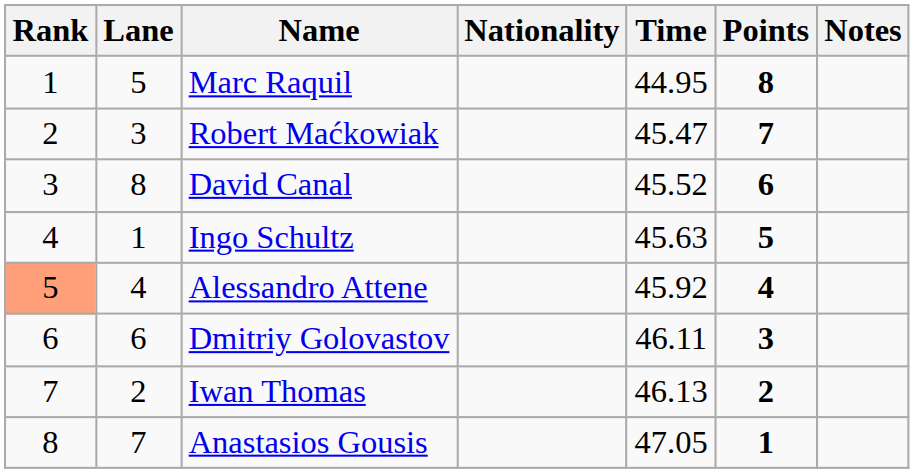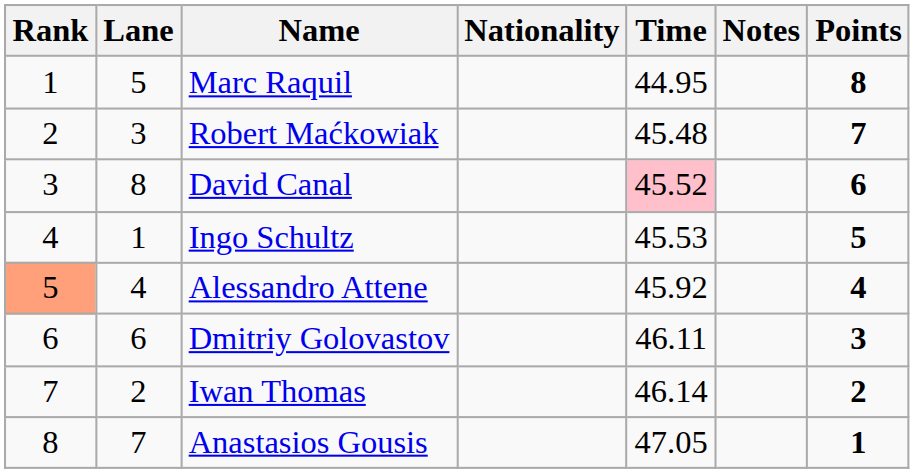columns swapped: (863, 30) <-> (766, 30)
(671, 133) 45.47 -> (671, 133) 45.48
(671, 184) no background -> (671, 184) pink background
(671, 236) 45.63 -> (671, 236) 45.53
(671, 390) 46.13 -> (671, 390) 46.14
